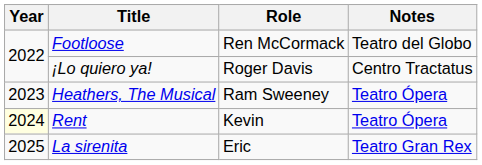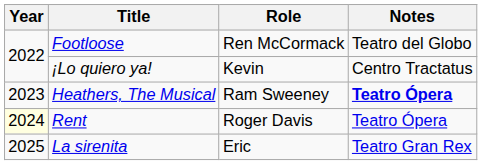(268, 69) Roger Davis -> (243, 69) Kevin
(400, 95) normal -> (402, 95) bold
(243, 120) Kevin -> (268, 120) Roger Davis
